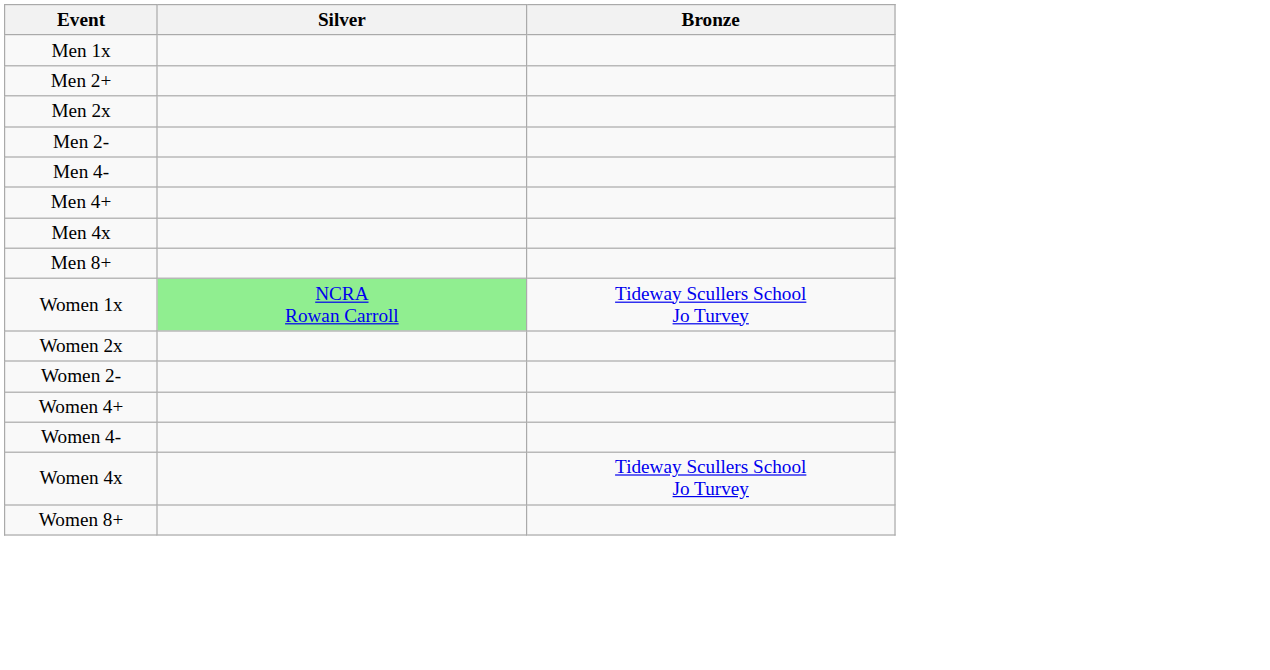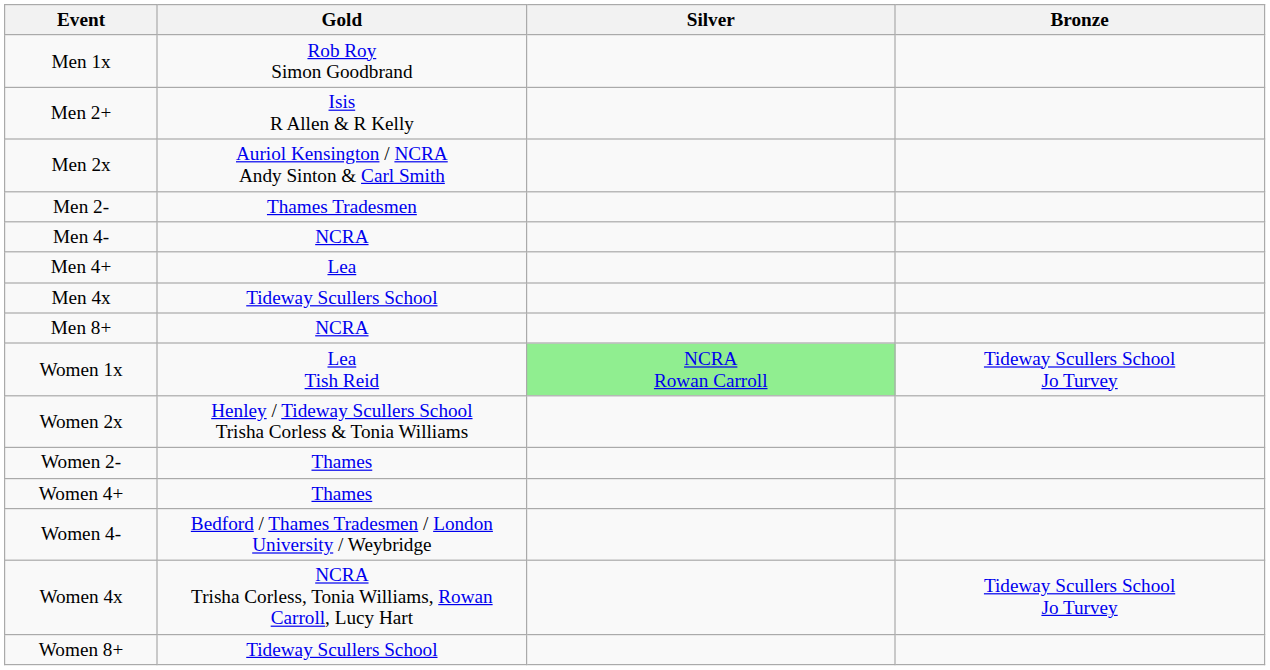+ column: (342, 19)
